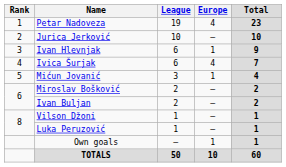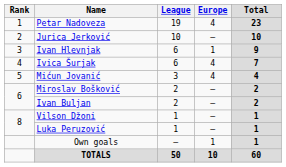(213, 77) 1 -> (213, 77) 4
